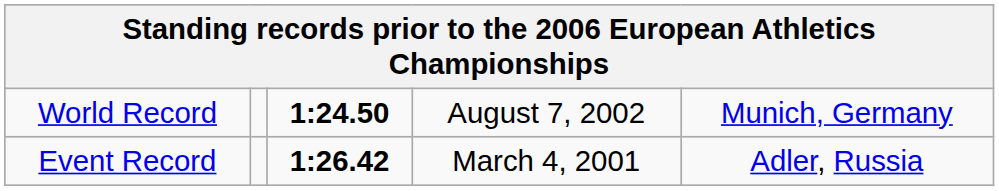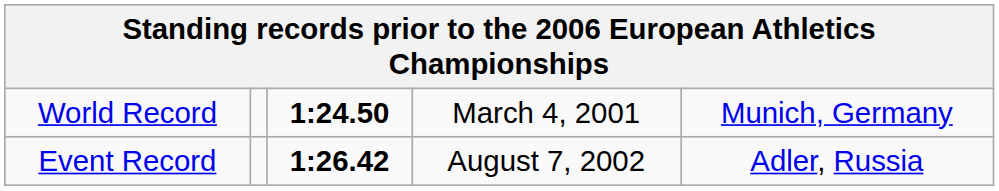(546, 111) August 7, 2002 -> (546, 111) March 4, 2001
(546, 160) March 4, 2001 -> (546, 160) August 7, 2002
